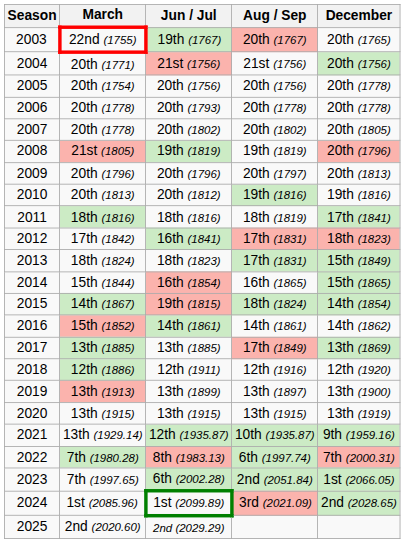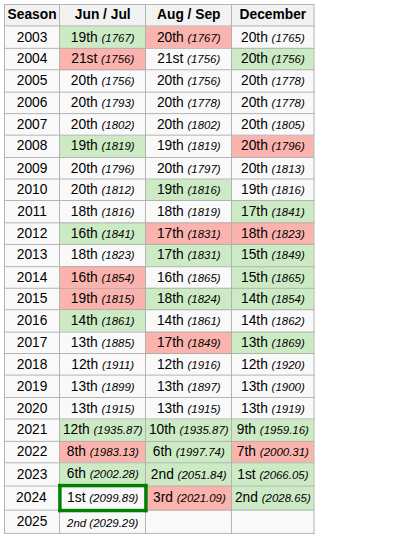- column: (103, 15)
